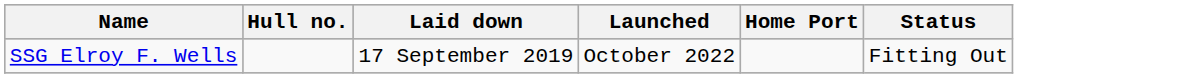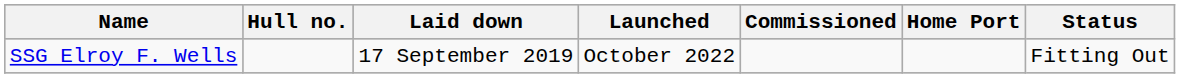+ column: (821, 22)
